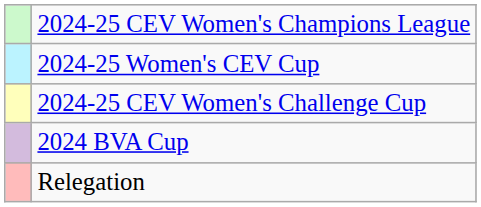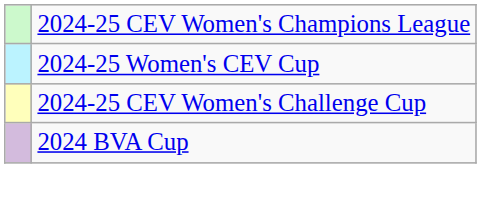- row: (91, 181)
